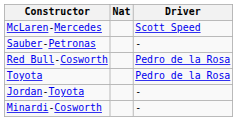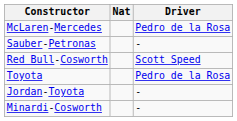(168, 29) Scott Speed -> (183, 29) Pedro de la Rosa
(183, 61) Pedro de la Rosa -> (168, 61) Scott Speed
